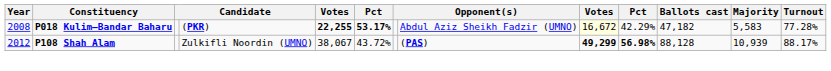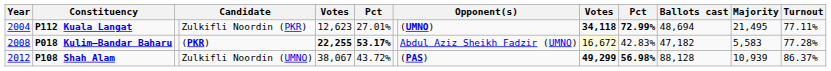+ row: (84, 27)
(638, 27) 42.29% -> (638, 43) 42.83%
(801, 43) 88.17% -> (801, 58) 86.37%
